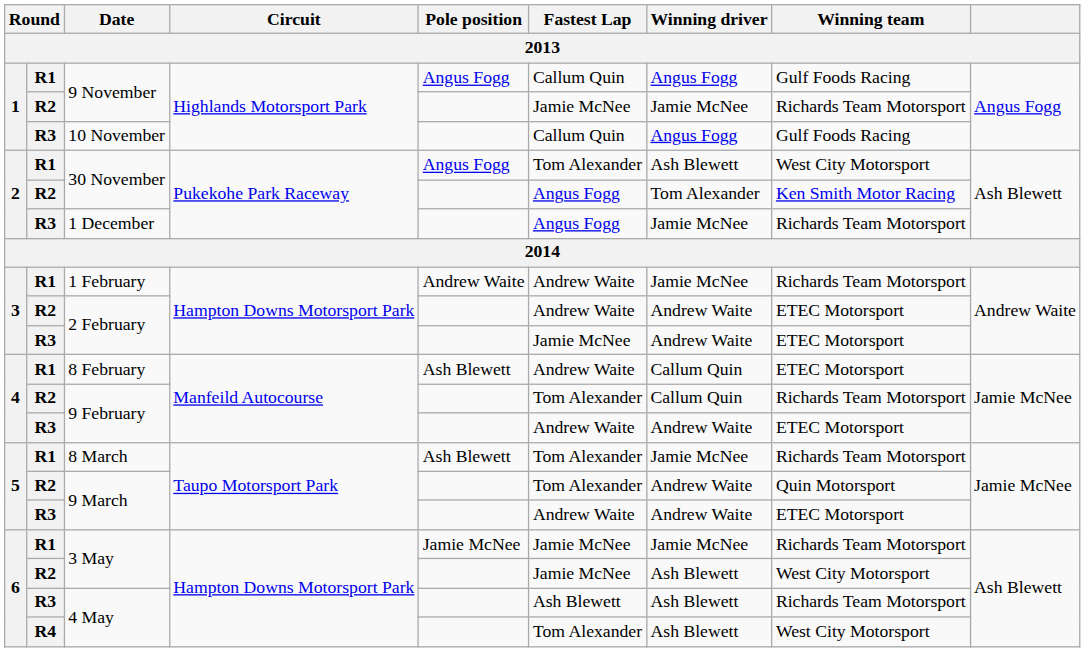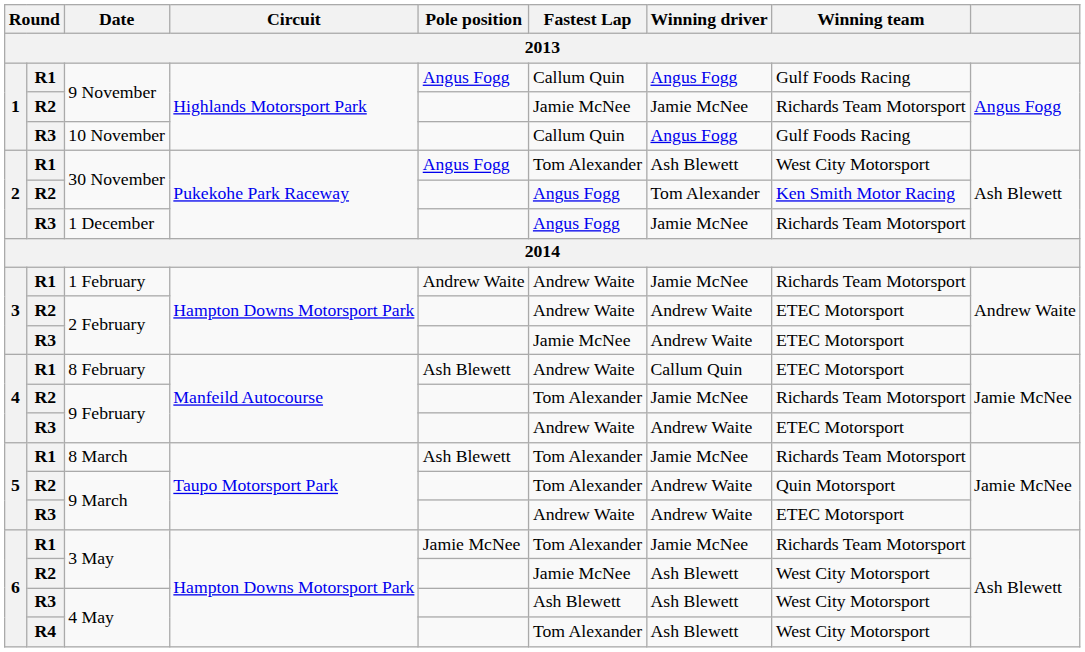(696, 397) Callum Quin -> (699, 397) Jamie McNee
(582, 543) Jamie McNee -> (588, 543) Tom Alexander
(871, 602) Richards Team Motorsport -> (853, 602) West City Motorsport
